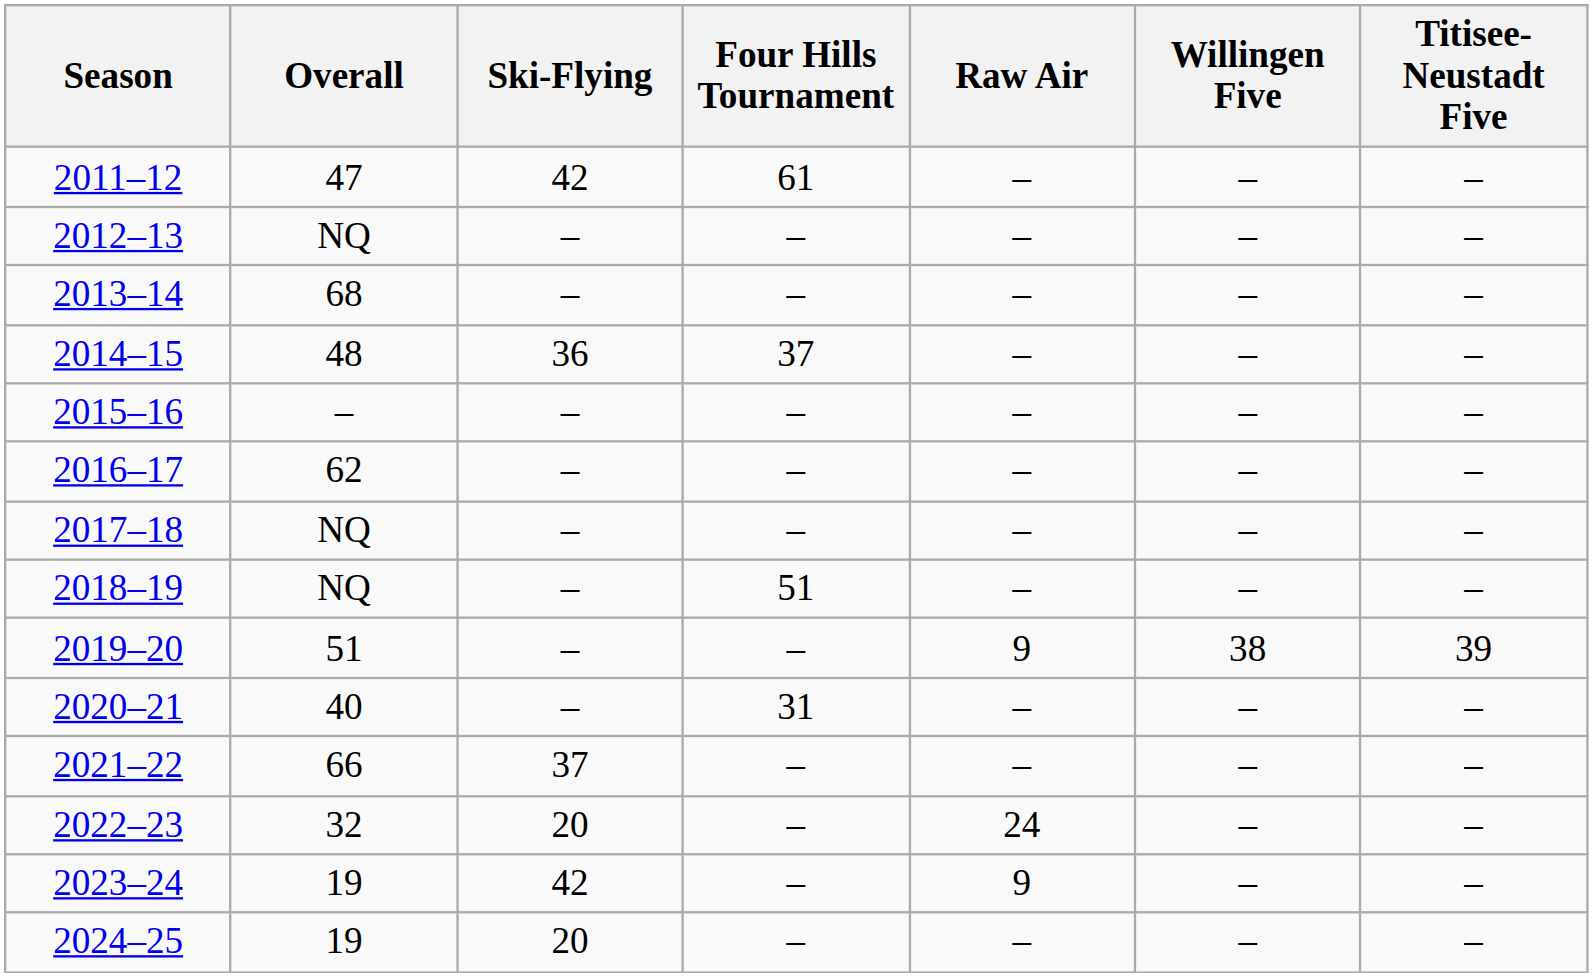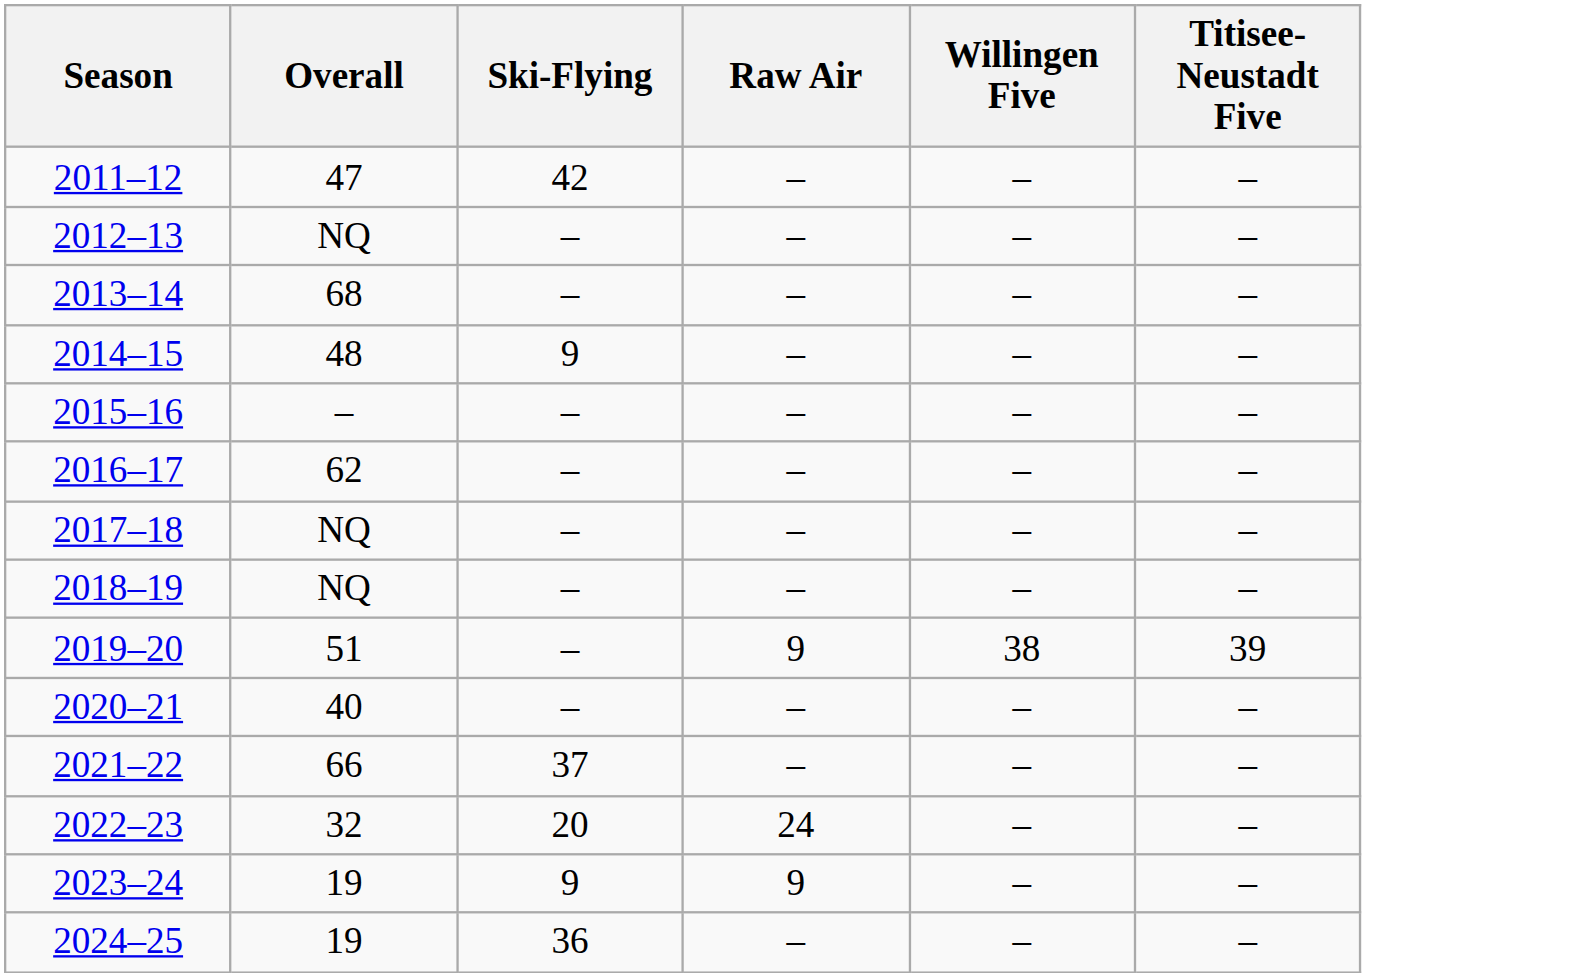- column: (796, 75)
(570, 352) 36 -> (570, 352) 9
(570, 882) 42 -> (570, 882) 9
(570, 941) 20 -> (570, 941) 36
